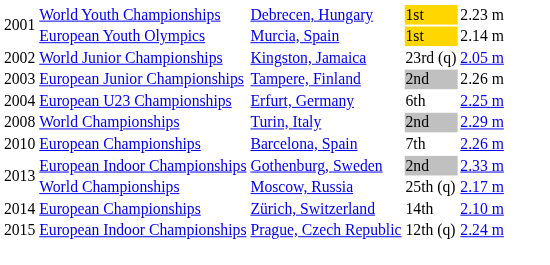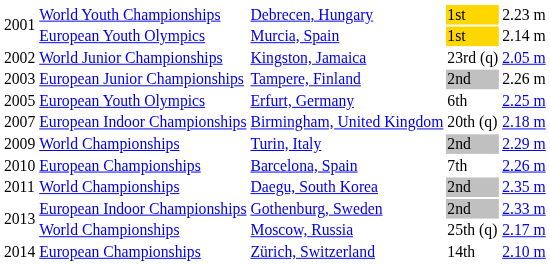(20, 101) 2004 -> (20, 101) 2005
(135, 101) European U23 Championships -> (122, 101) European Youth Olympics
+ row: (347, 122)
(20, 122) 2008 -> (20, 144) 2009
+ row: (314, 187)
- row: (326, 230)
